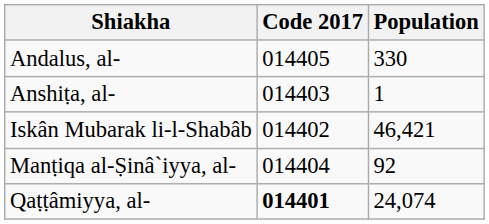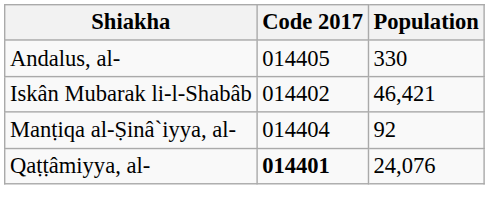- row: (63, 93)
(404, 201) 24,074 -> (404, 165) 24,076
